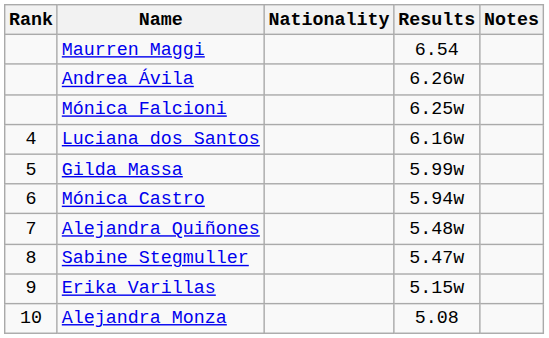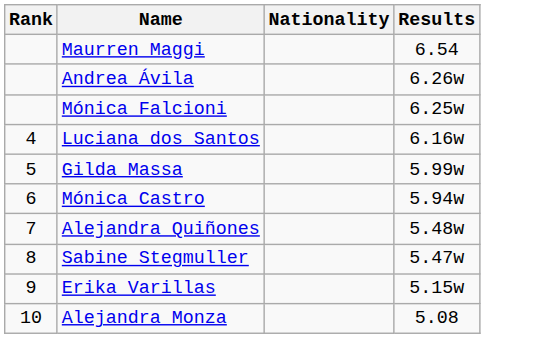- column: (512, 20)
